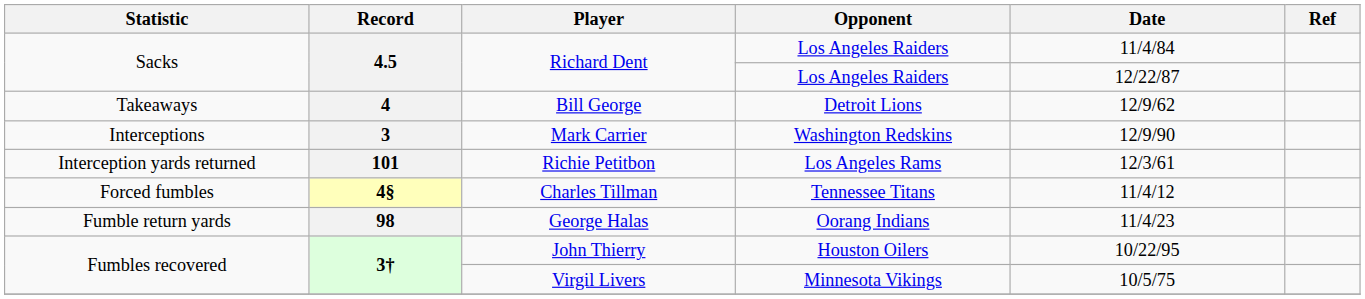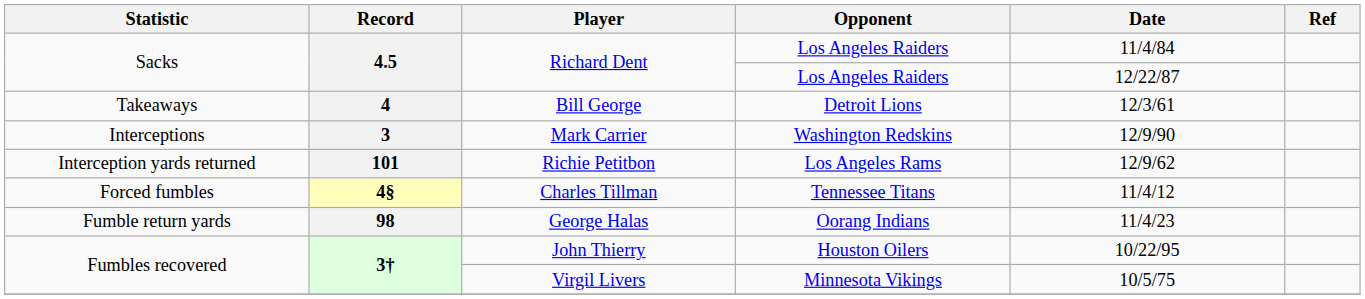(1147, 105) 12/9/62 -> (1147, 105) 12/3/61
(1147, 163) 12/3/61 -> (1147, 163) 12/9/62
